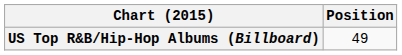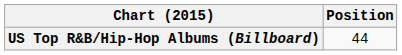(360, 39) 49 -> (360, 39) 44
